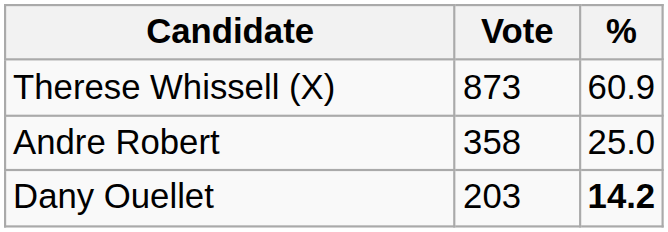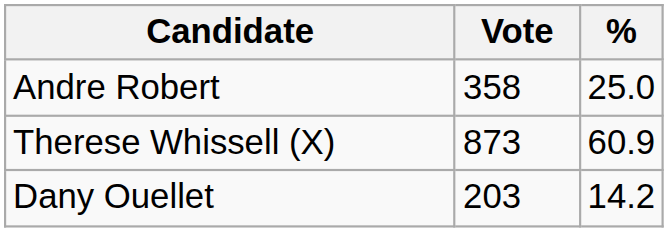rows swapped: (174, 87) <-> (116, 142)
(621, 197) bold -> (621, 197) normal
